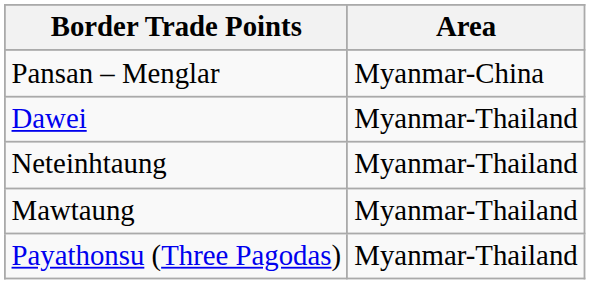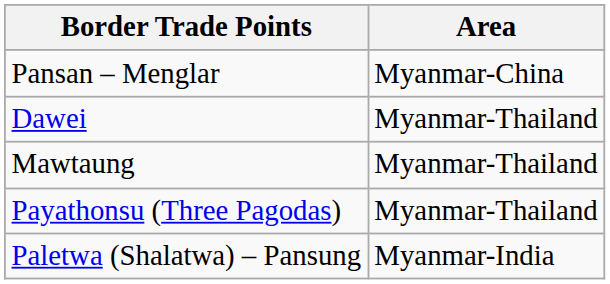- row: (89, 164)
+ row: (186, 255)
